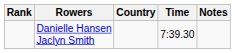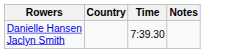- column: (19, 12)
